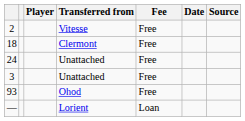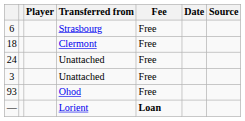- row: (12, 28)
+ row: (12, 28)
(149, 108) normal -> (150, 108) bold
